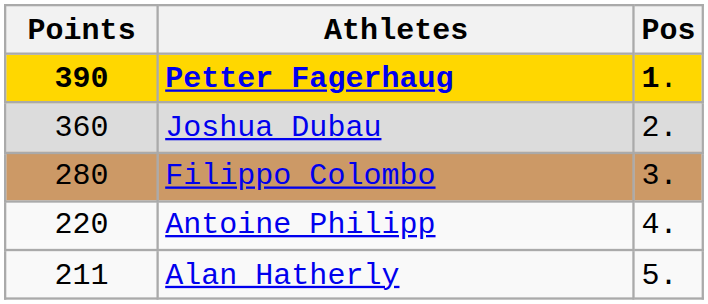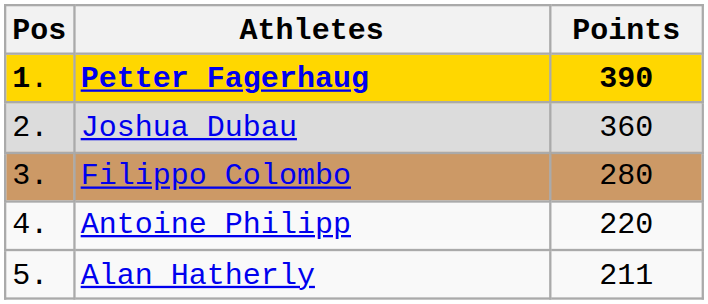columns swapped: (669, 30) <-> (82, 30)
